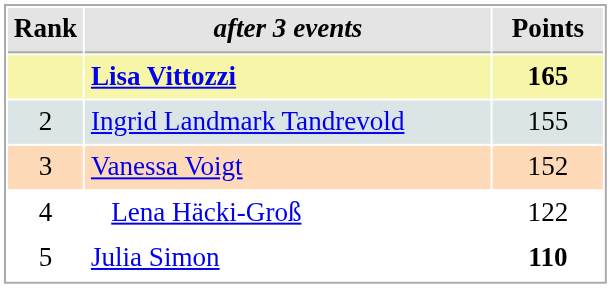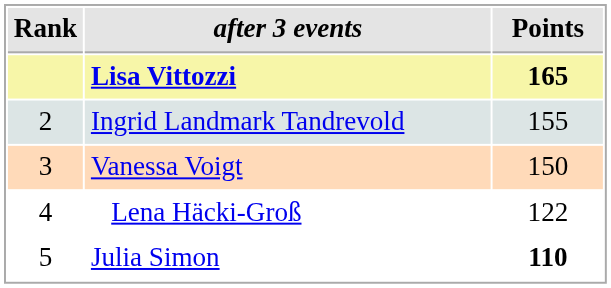(548, 167) 152 -> (548, 167) 150
